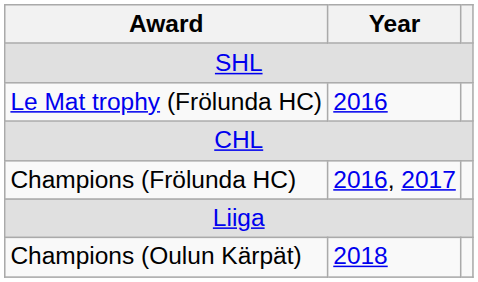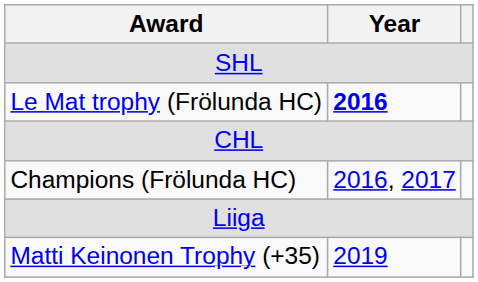(360, 101) normal -> (360, 101) bold
- row: (156, 256)
+ row: (165, 256)
